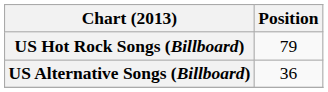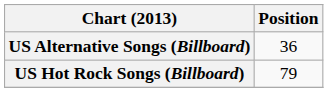rows swapped: (129, 45) <-> (129, 73)
